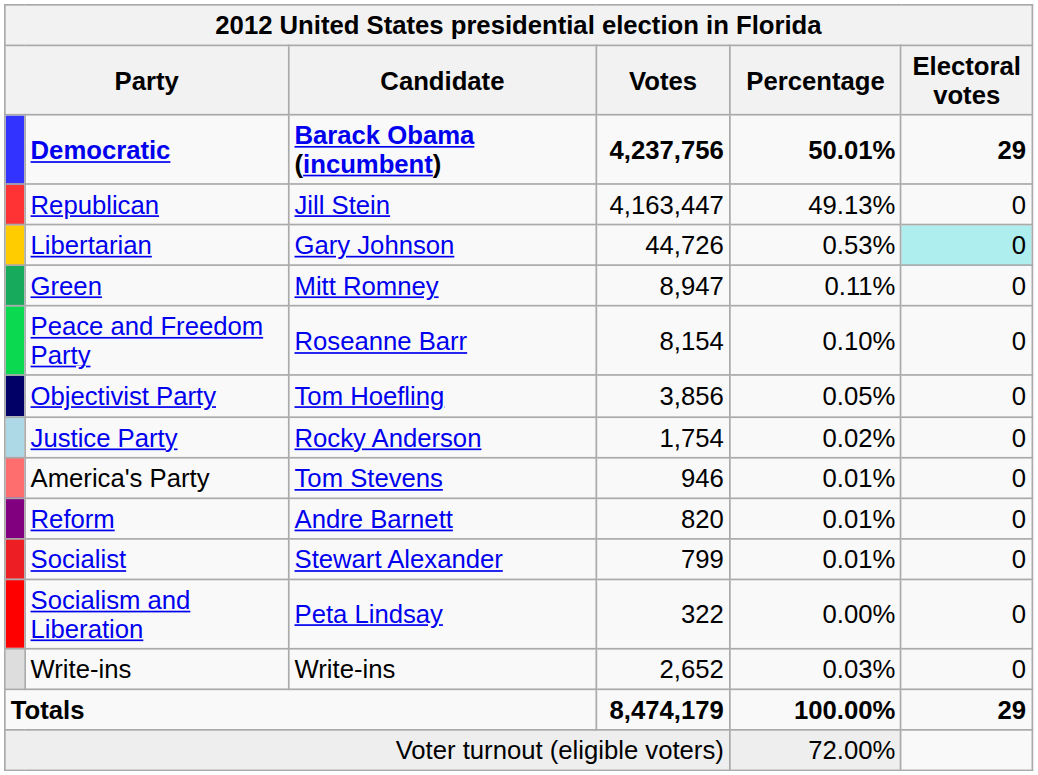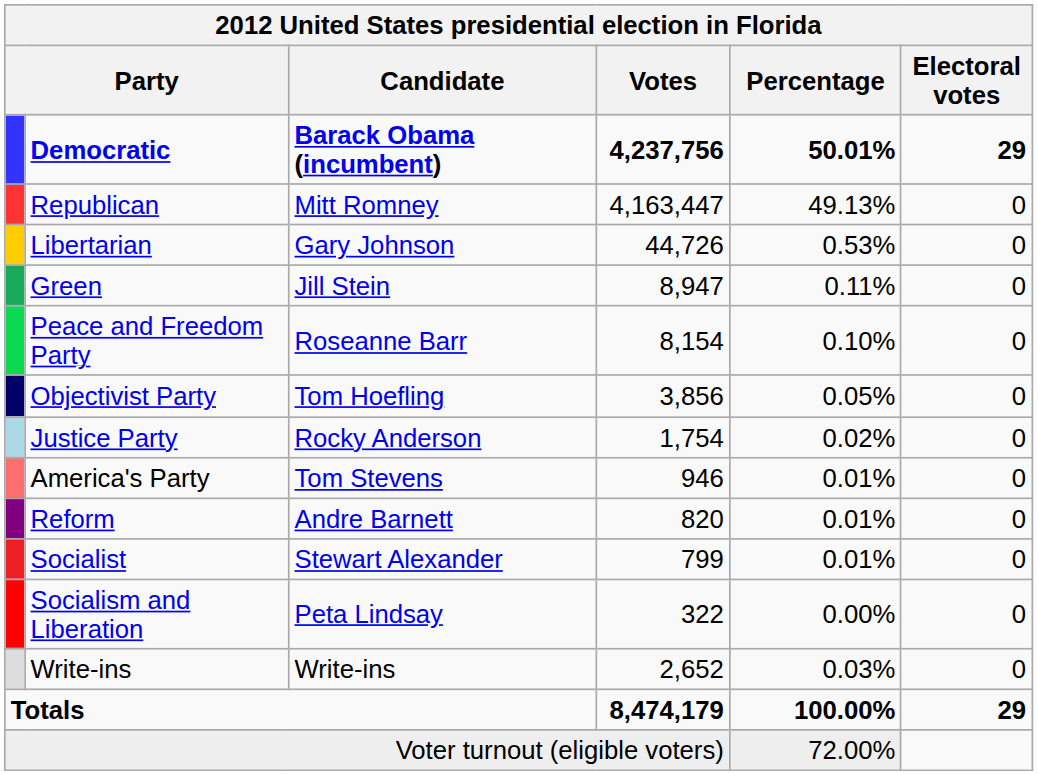(342, 205) Jill Stein -> (367, 205) Mitt Romney
(1019, 245) paleturquoise background -> (1019, 245) no background
(367, 286) Mitt Romney -> (342, 286) Jill Stein
